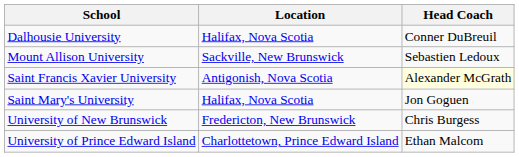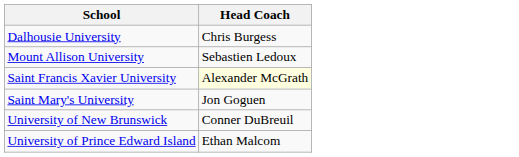- column: (300, 15)
(451, 36) Conner DuBreuil -> (239, 36) Chris Burgess
(442, 120) Chris Burgess -> (248, 120) Conner DuBreuil
